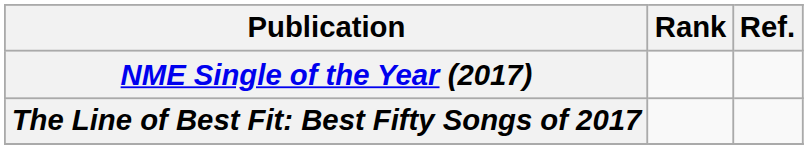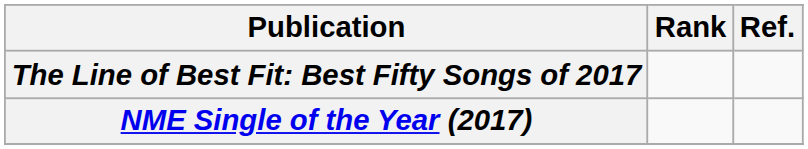rows swapped: (326, 74) <-> (326, 120)
